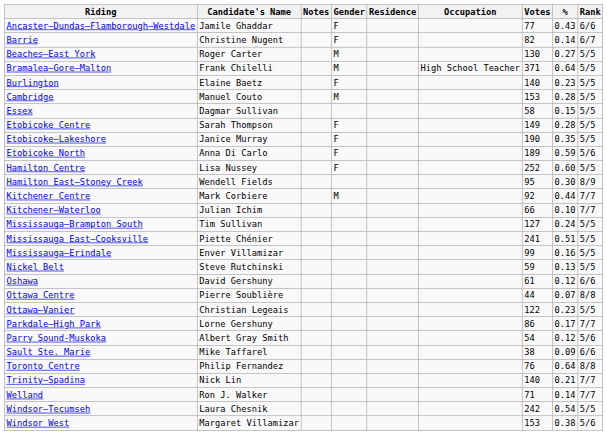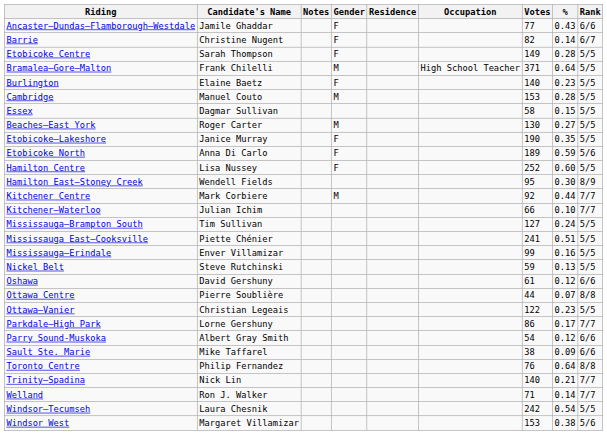rows swapped: (51, 54) <-> (48, 125)
(588, 338) 5/6 -> (588, 338) 6/6
